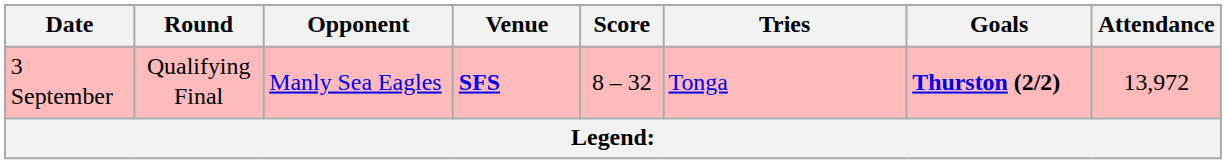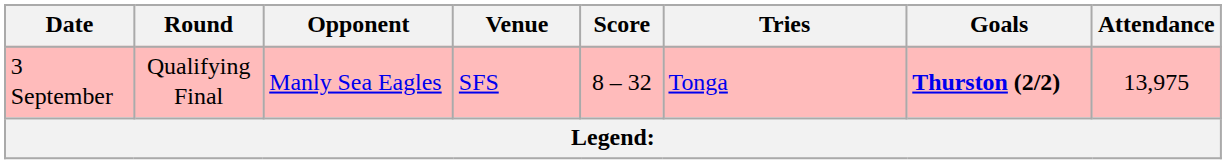(479, 81) bold -> (479, 81) normal
(1156, 81) 13,972 -> (1156, 81) 13,975
